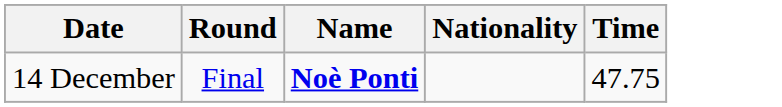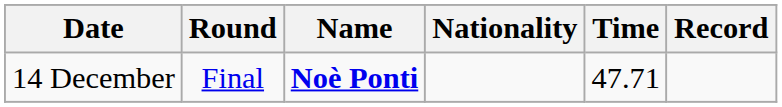+ column: (721, 28)
(626, 76) 47.75 -> (626, 76) 47.71
